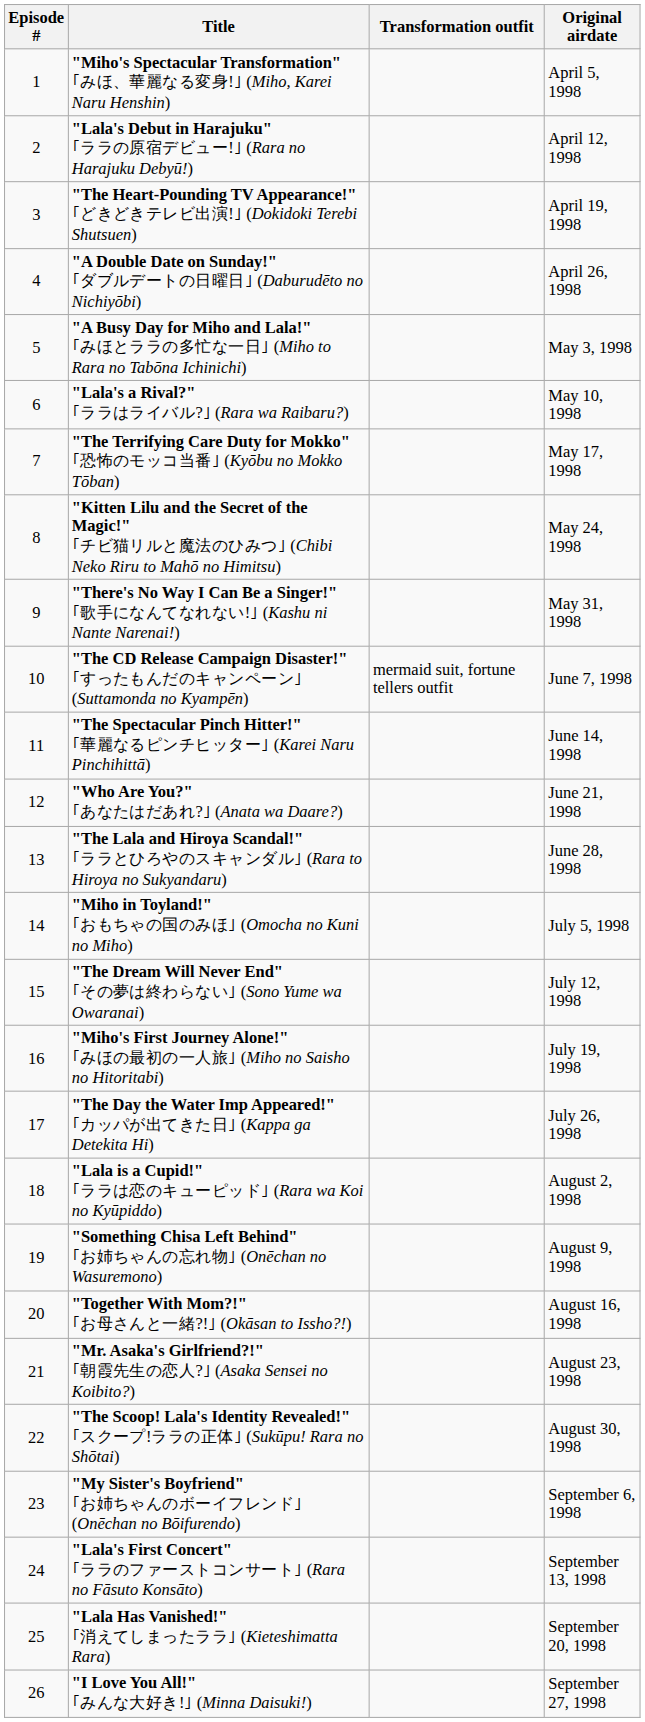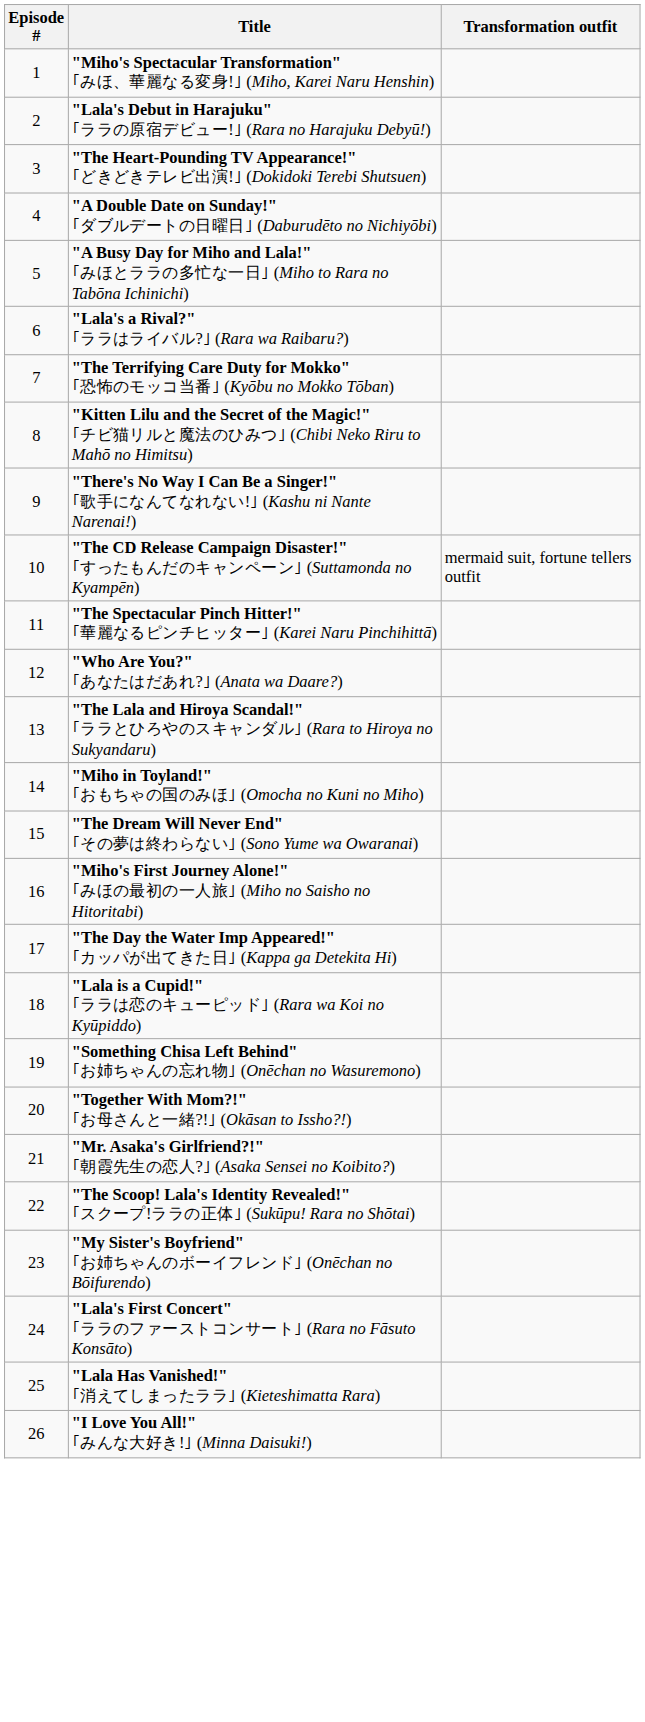- column: (592, 26)
